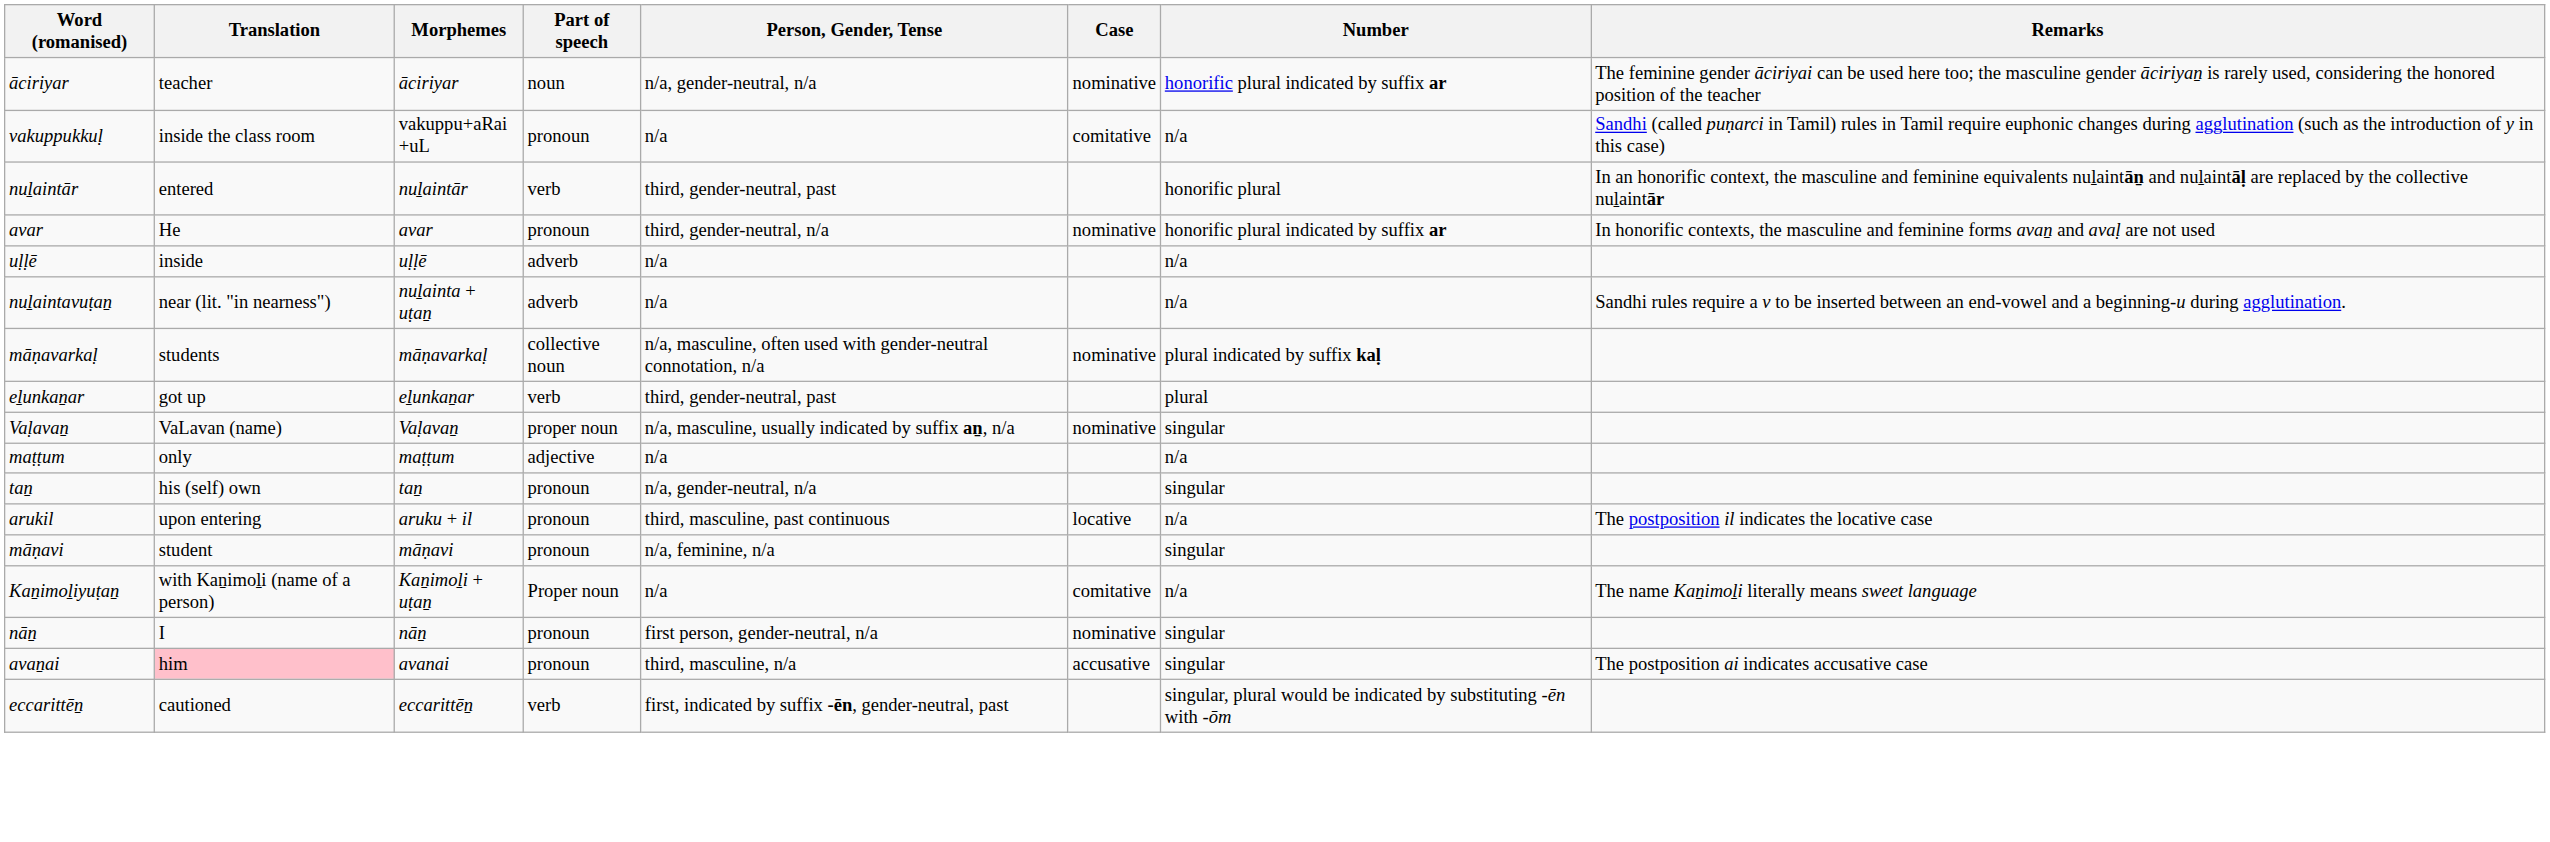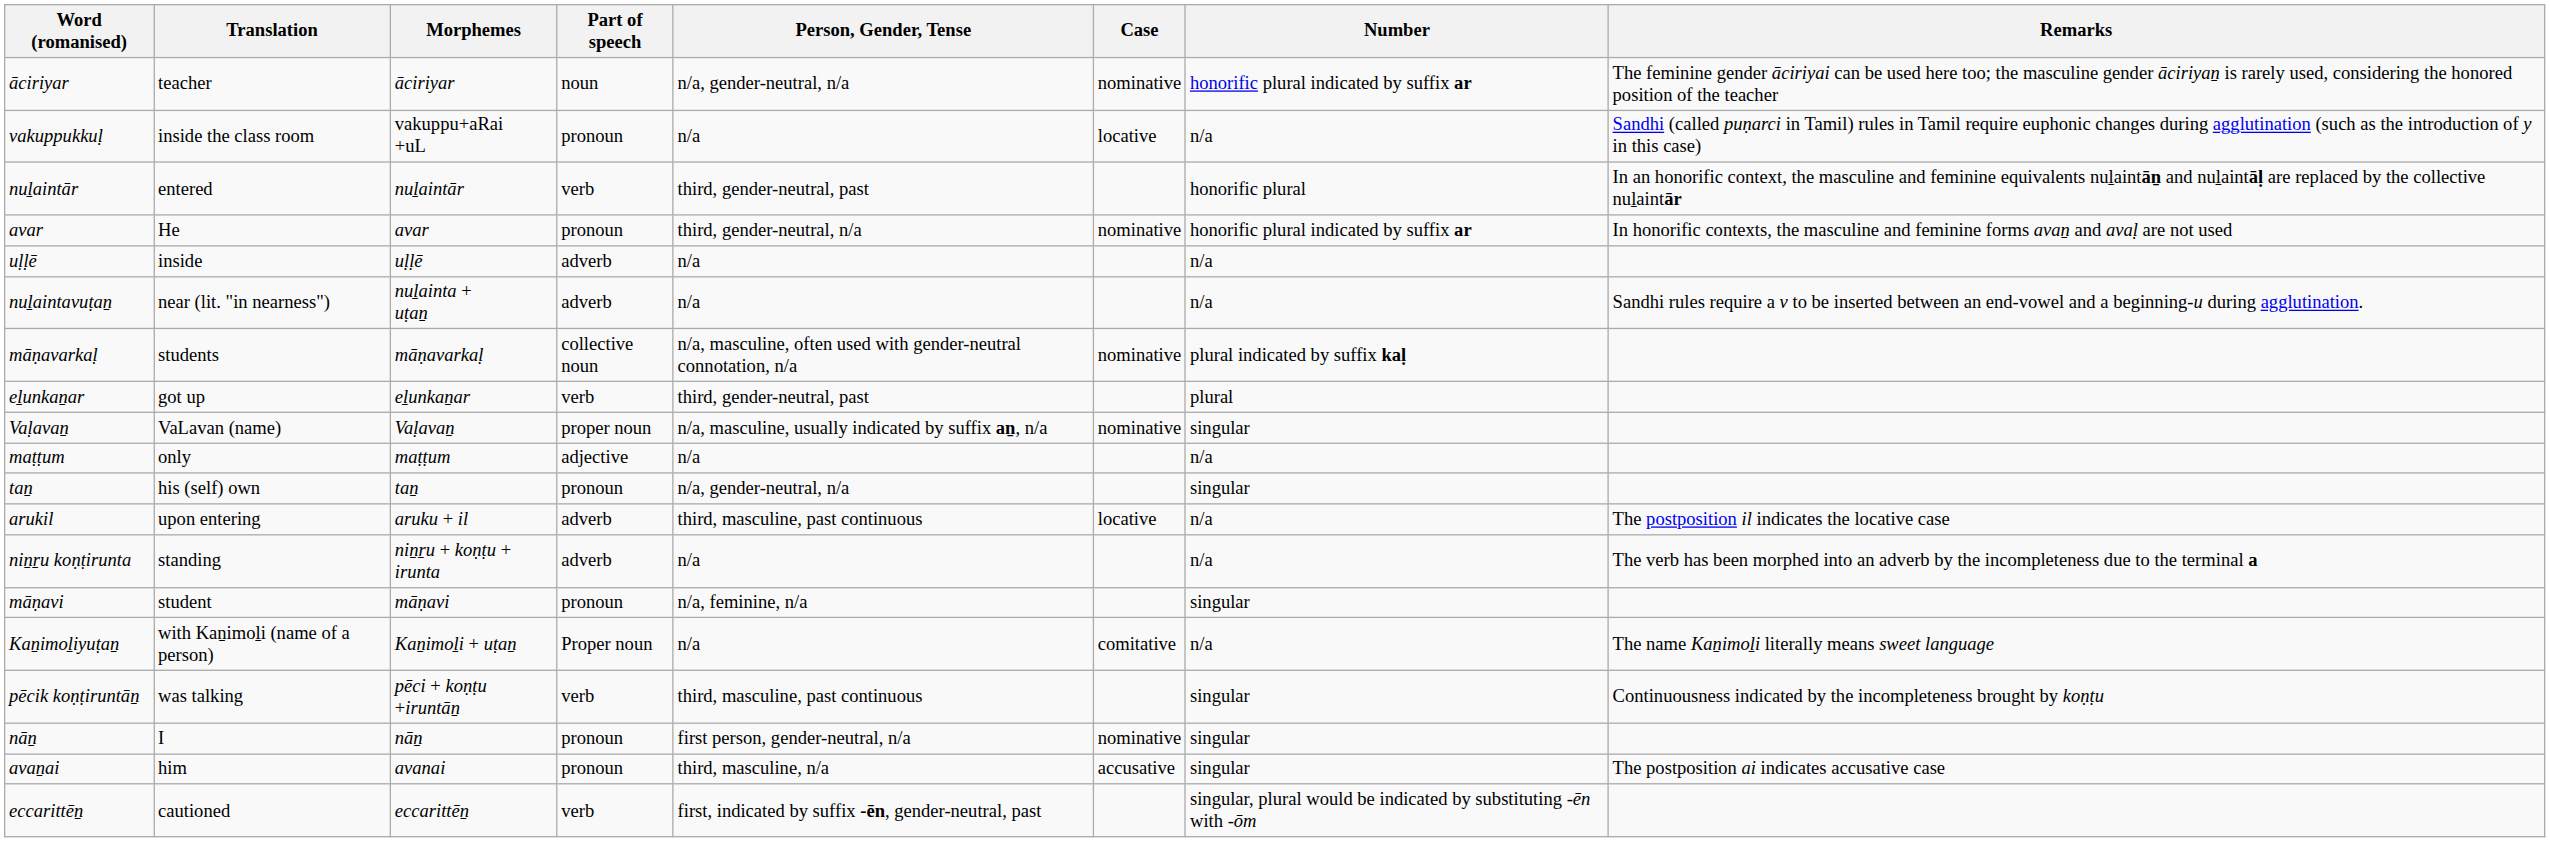(1112, 136) comitative -> (1127, 136) locative
(559, 519) pronoun -> (586, 519) adverb
+ row: (70, 561)
+ row: (74, 696)
(173, 663) pink background -> (172, 769) no background
